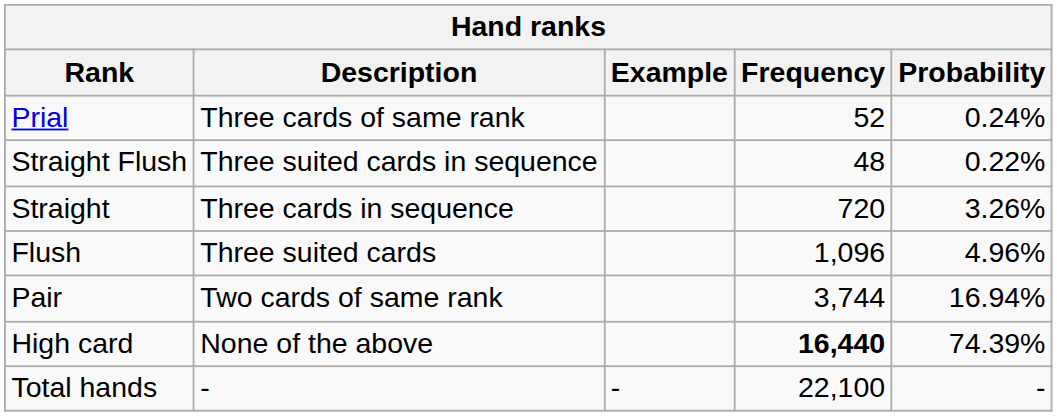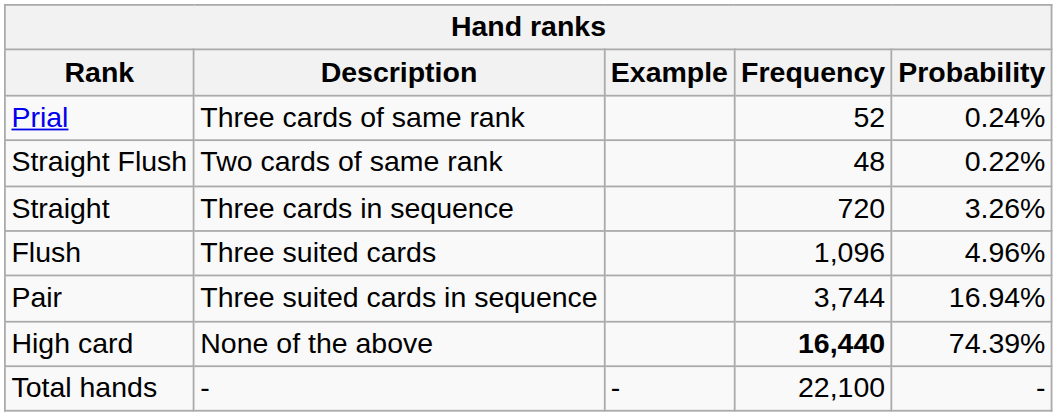(399, 162) Three suited cards in sequence -> (351, 162) Two cards of same rank
(351, 298) Two cards of same rank -> (399, 298) Three suited cards in sequence
